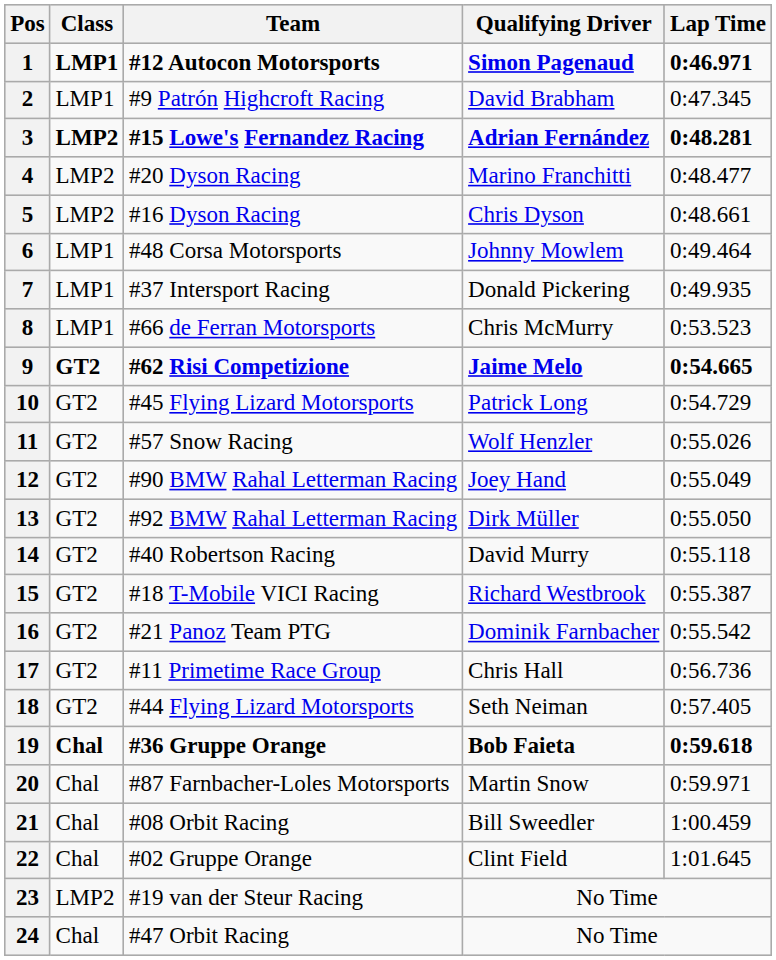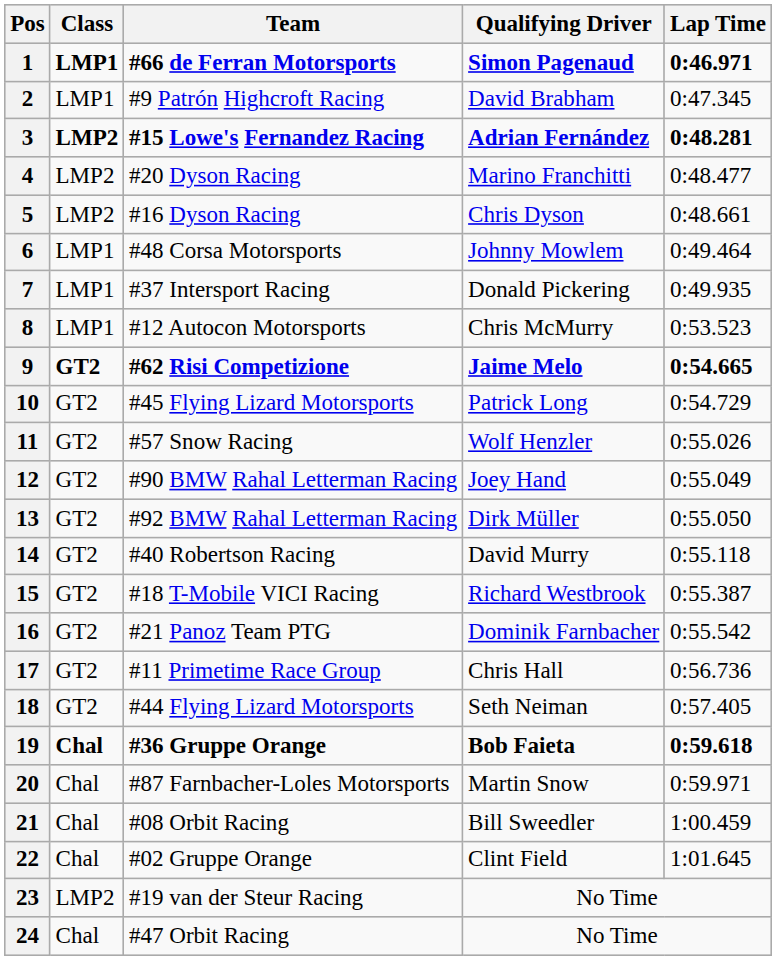(254, 61) #12 Autocon Motorsports -> (262, 61) #66 de Ferran Motorsports
(252, 327) #66 de Ferran Motorsports -> (247, 327) #12 Autocon Motorsports
